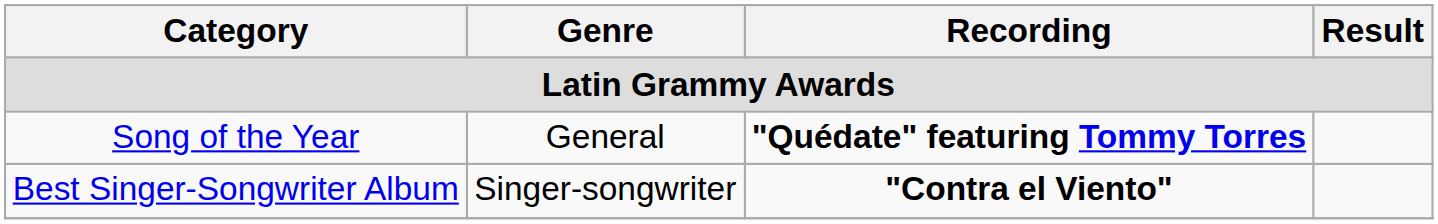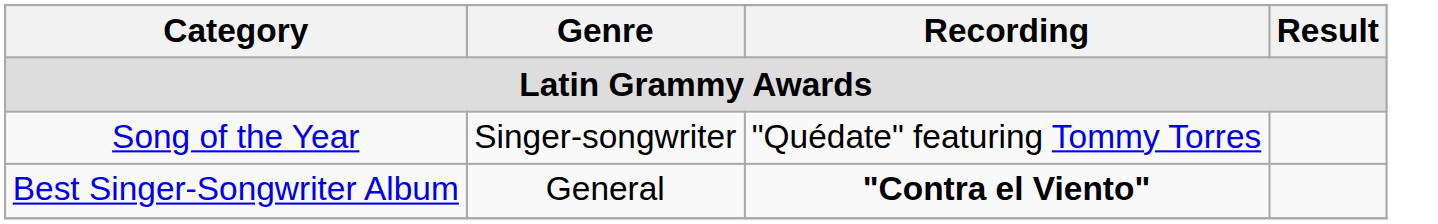(605, 137) General -> (605, 137) Singer-songwriter
(1029, 137) bold -> (1006, 137) normal
(605, 190) Singer-songwriter -> (605, 190) General
